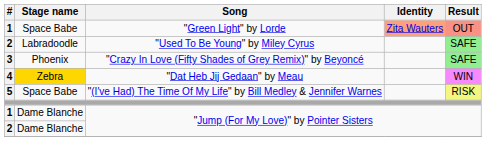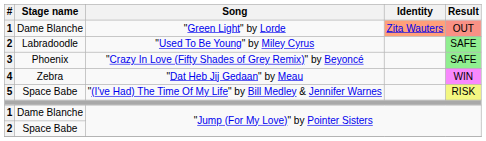(50, 28) Space Babe -> (50, 28) Dame Blanche
(50, 76) gold background -> (50, 76) no background
(50, 129) Dame Blanche -> (50, 129) Space Babe
